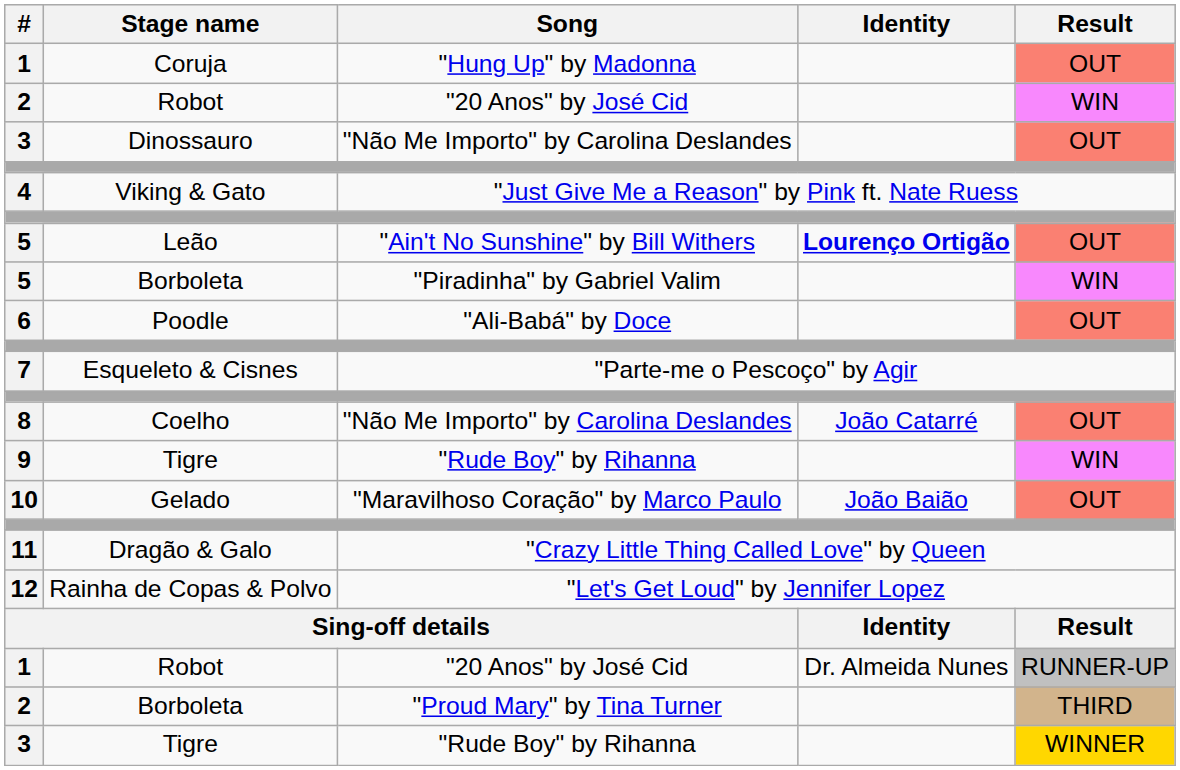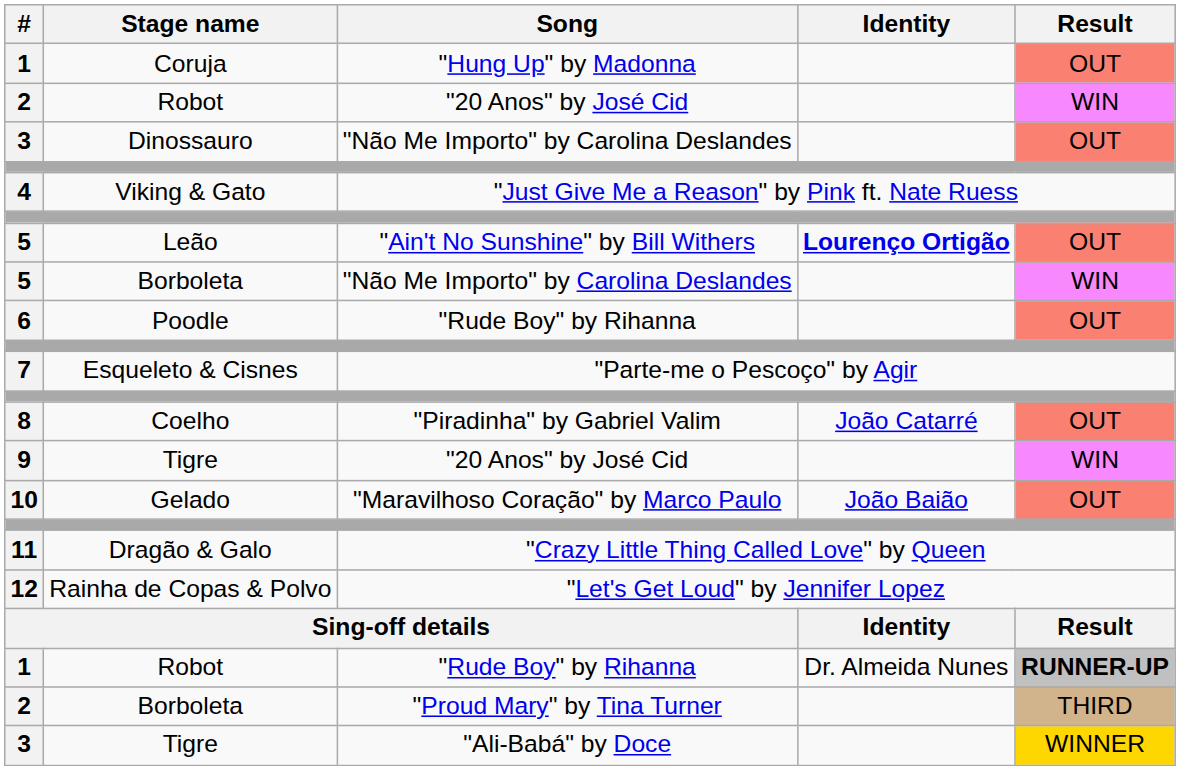(567, 281) "Piradinha" by Gabriel Valim -> (567, 281) "Não Me Importo" by Carolina Deslandes
(567, 320) "Ali-Babá" by Doce -> (567, 320) "Rude Boy" by Rihanna
(567, 421) "Não Me Importo" by Carolina Deslandes -> (567, 421) "Piradinha" by Gabriel Valim
(567, 460) "Rude Boy" by Rihanna -> (567, 460) "20 Anos" by José Cid
(567, 666) "20 Anos" by José Cid -> (567, 666) "Rude Boy" by Rihanna
(1095, 666) normal -> (1095, 666) bold
(567, 745) "Rude Boy" by Rihanna -> (567, 745) "Ali-Babá" by Doce
